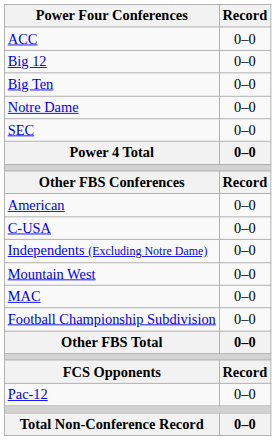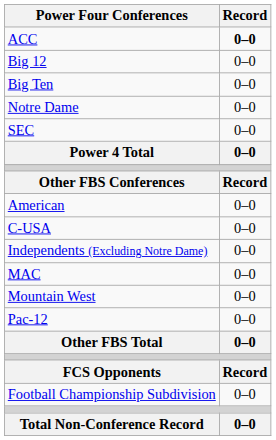(245, 38) normal -> (245, 38) bold
rows swapped: (24, 296) <-> (52, 273)
rows swapped: (28, 394) <-> (112, 319)
